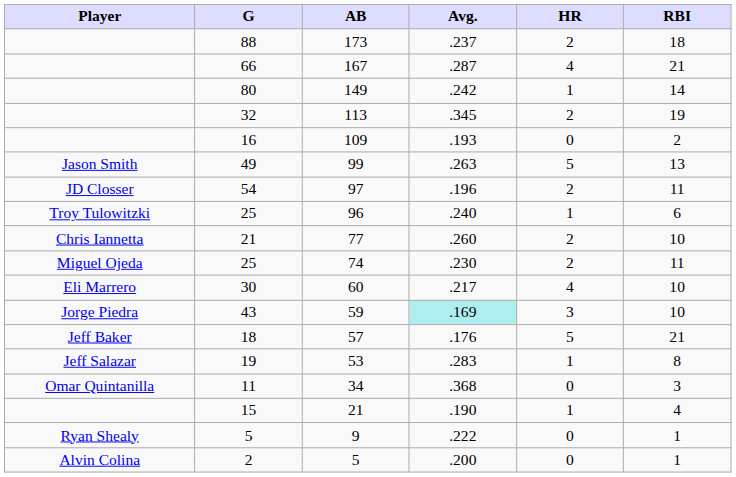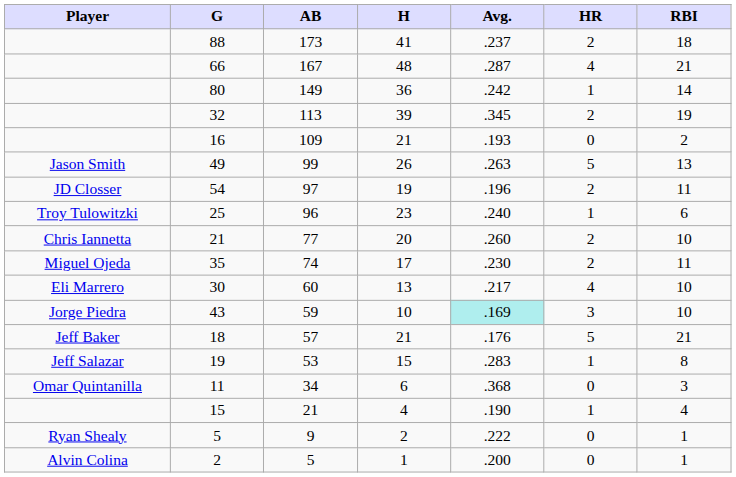+ column: (404, 16)
(249, 262) 25 -> (217, 262) 35
